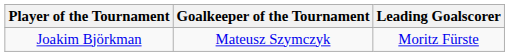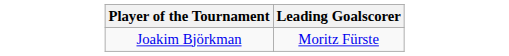- column: (273, 16)
